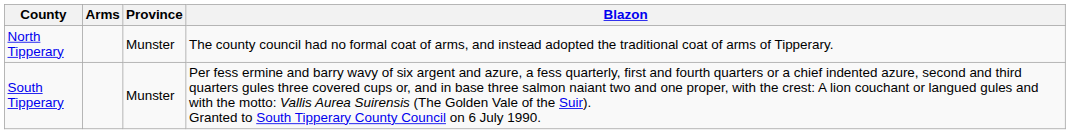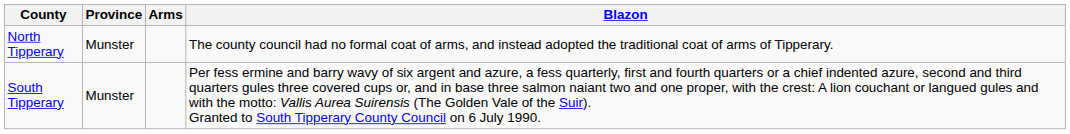columns swapped: (154, 15) <-> (103, 15)
